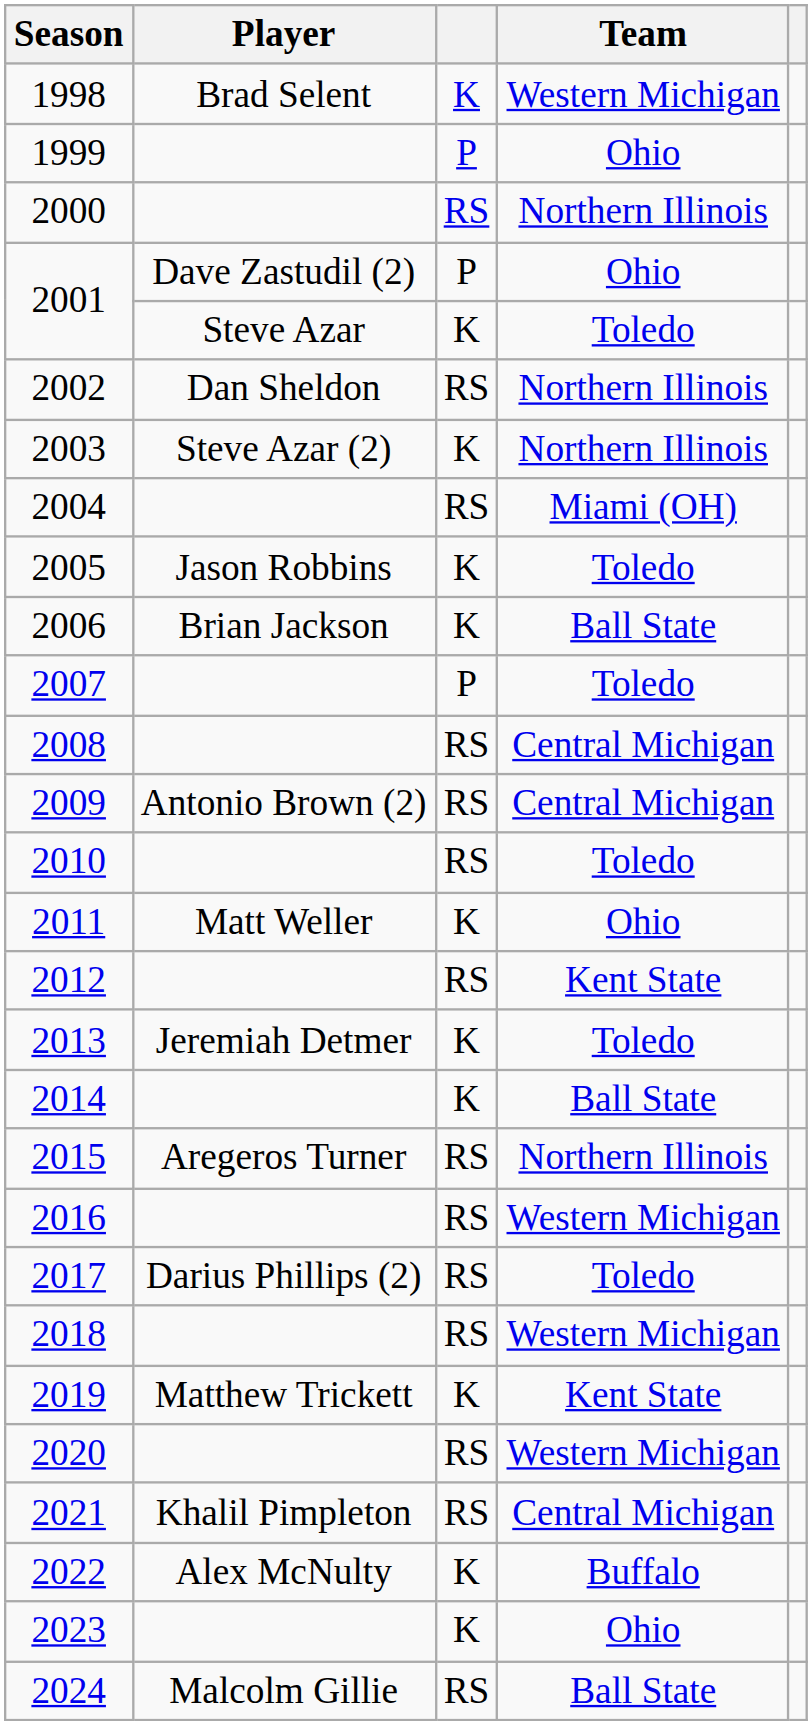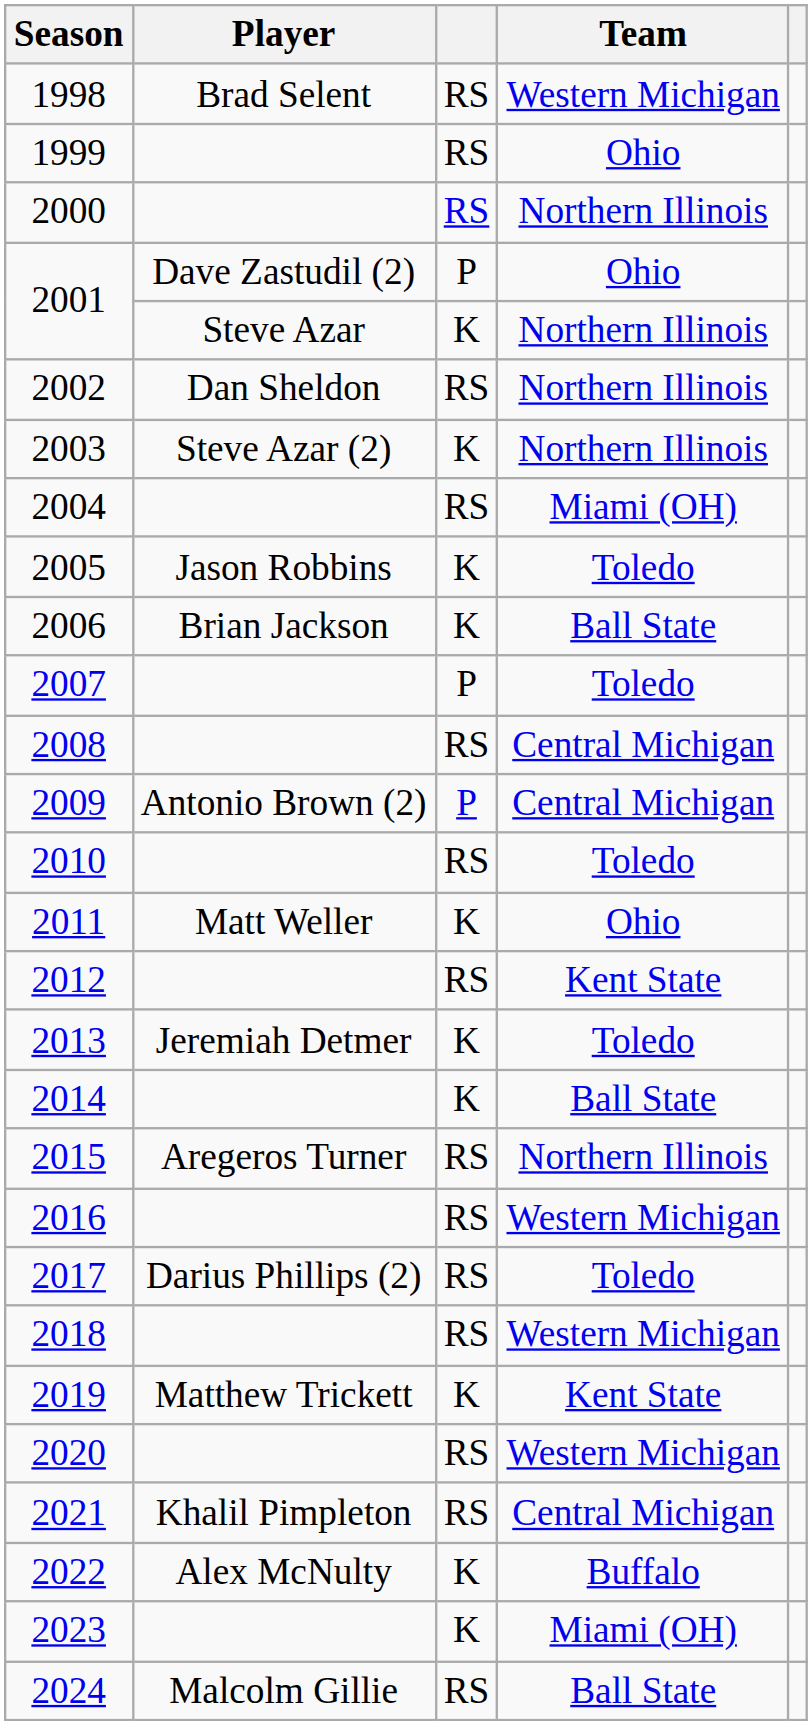(467, 93) K -> (467, 93) RS
(467, 152) P -> (467, 152) RS
(643, 329) Toledo -> (643, 329) Northern Illinois
(467, 802) RS -> (467, 802) P
(643, 1630) Ohio -> (643, 1630) Miami (OH)
